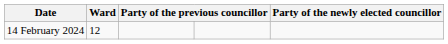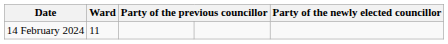(95, 30) 12 -> (94, 30) 11
